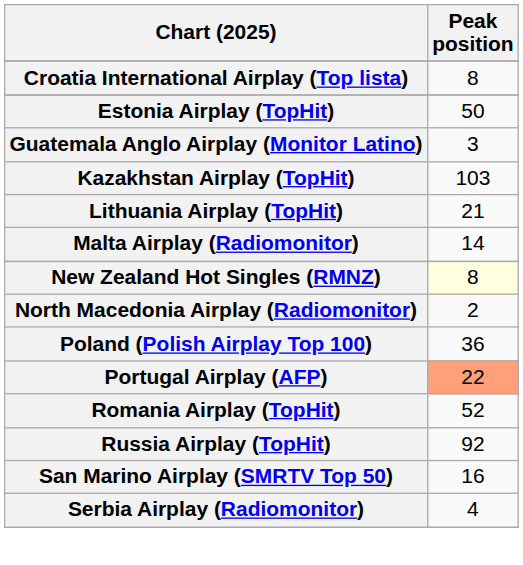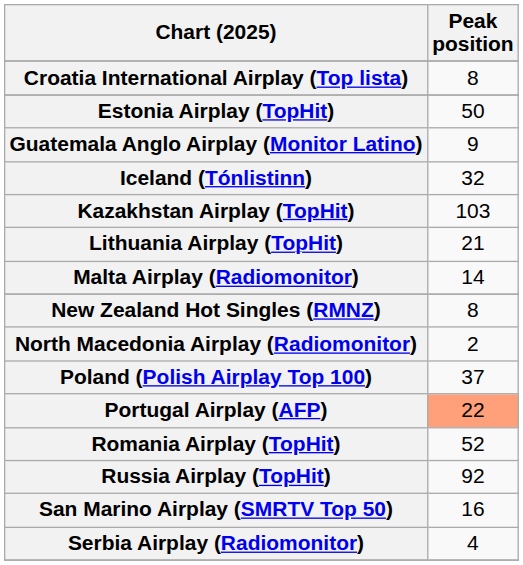(473, 144) 3 -> (473, 144) 9
+ row: (216, 177)
(473, 277) lightyellow background -> (473, 310) no background
(473, 343) 36 -> (473, 377) 37
